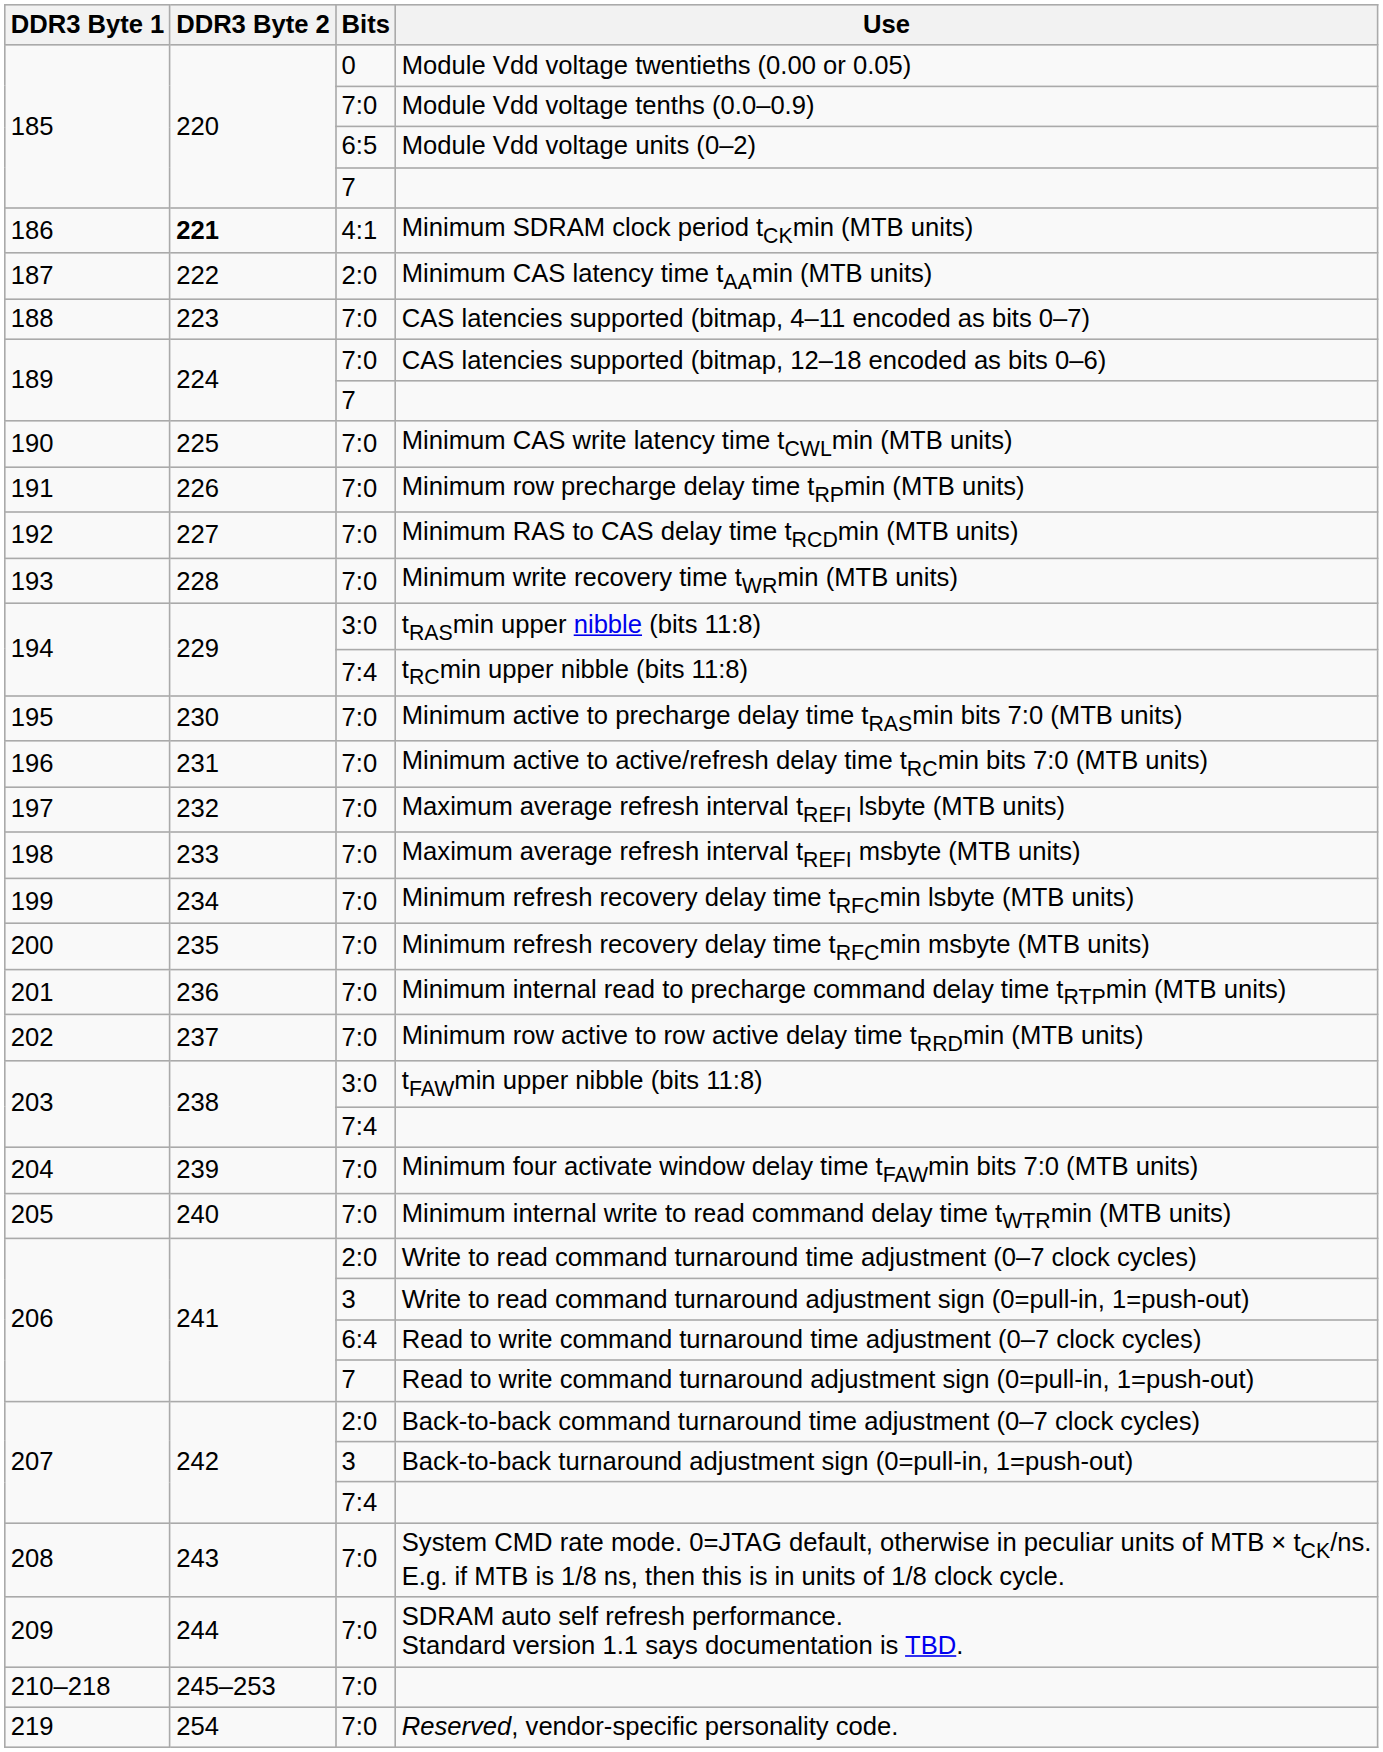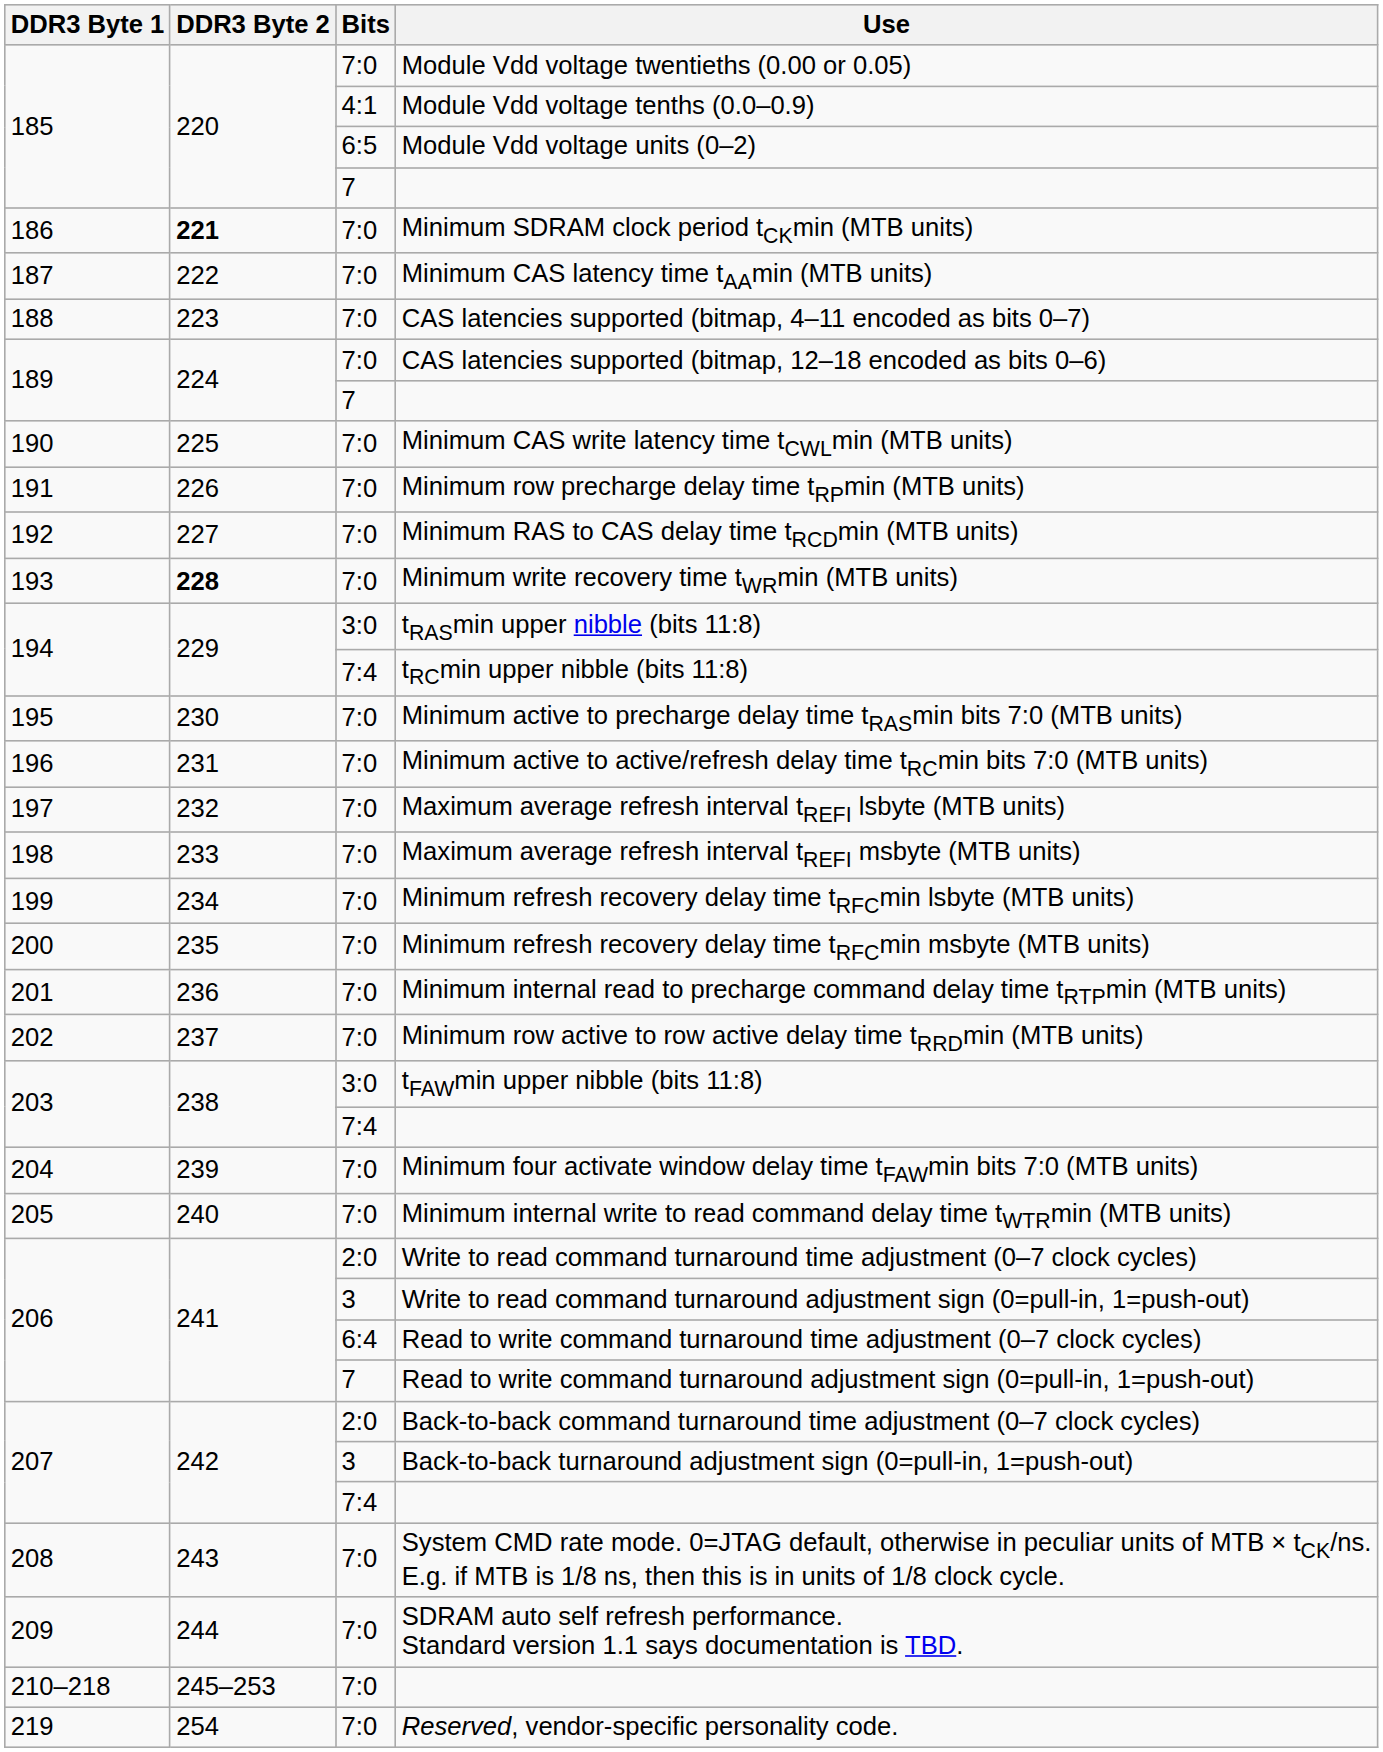(349, 65) 0 -> (359, 65) 7:0
(359, 106) 7:0 -> (359, 106) 4:1
(359, 230) 4:1 -> (359, 230) 7:0
(359, 276) 2:0 -> (359, 276) 7:0
(198, 580) normal -> (198, 580) bold
